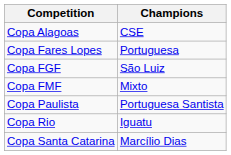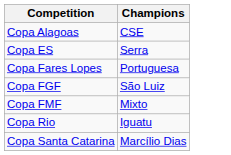+ row: (30, 50)
- row: (43, 104)
